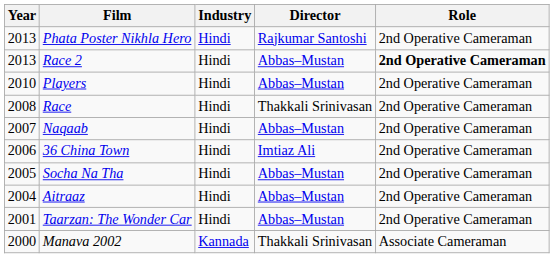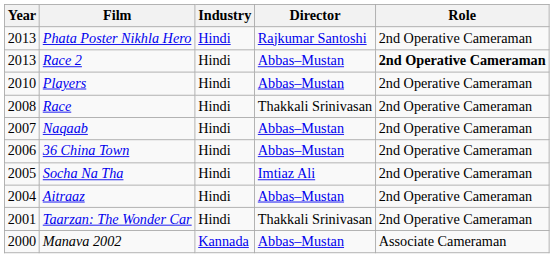(286, 151) Imtiaz Ali -> (301, 151) Abbas–Mustan
(301, 173) Abbas–Mustan -> (286, 173) Imtiaz Ali
(301, 219) Abbas–Mustan -> (315, 219) Thakkali Srinivasan
(315, 241) Thakkali Srinivasan -> (301, 241) Abbas–Mustan
